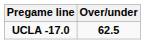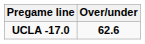(109, 30) 62.5 -> (109, 30) 62.6
